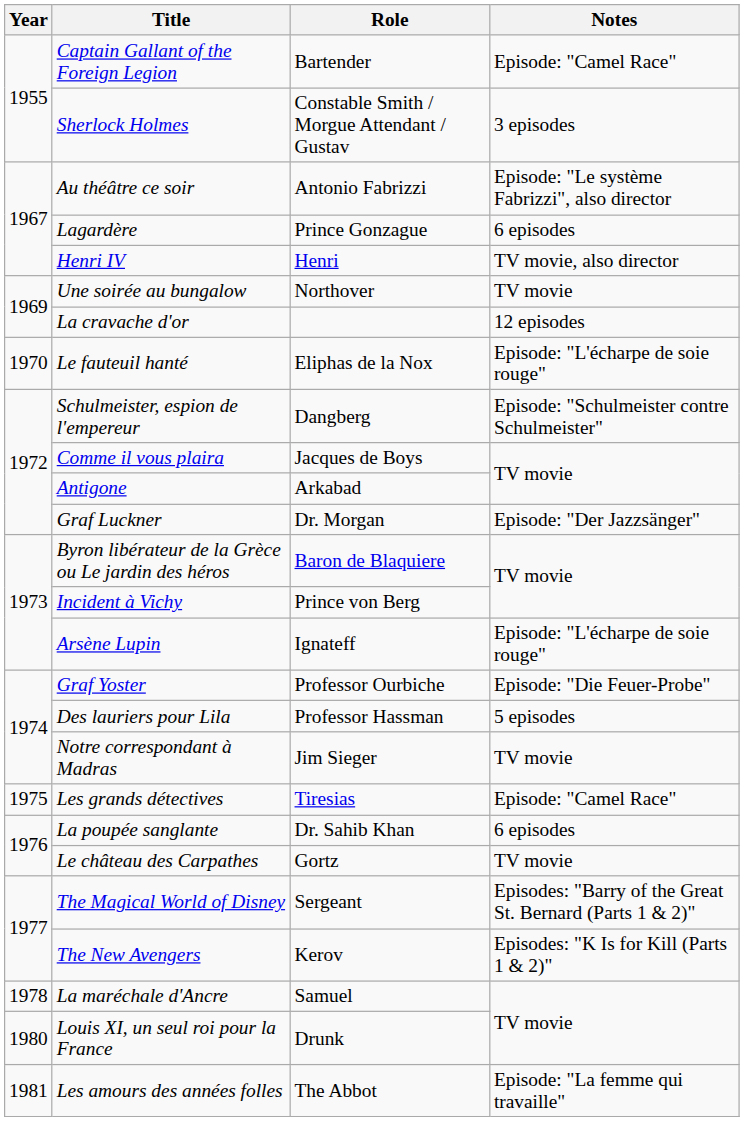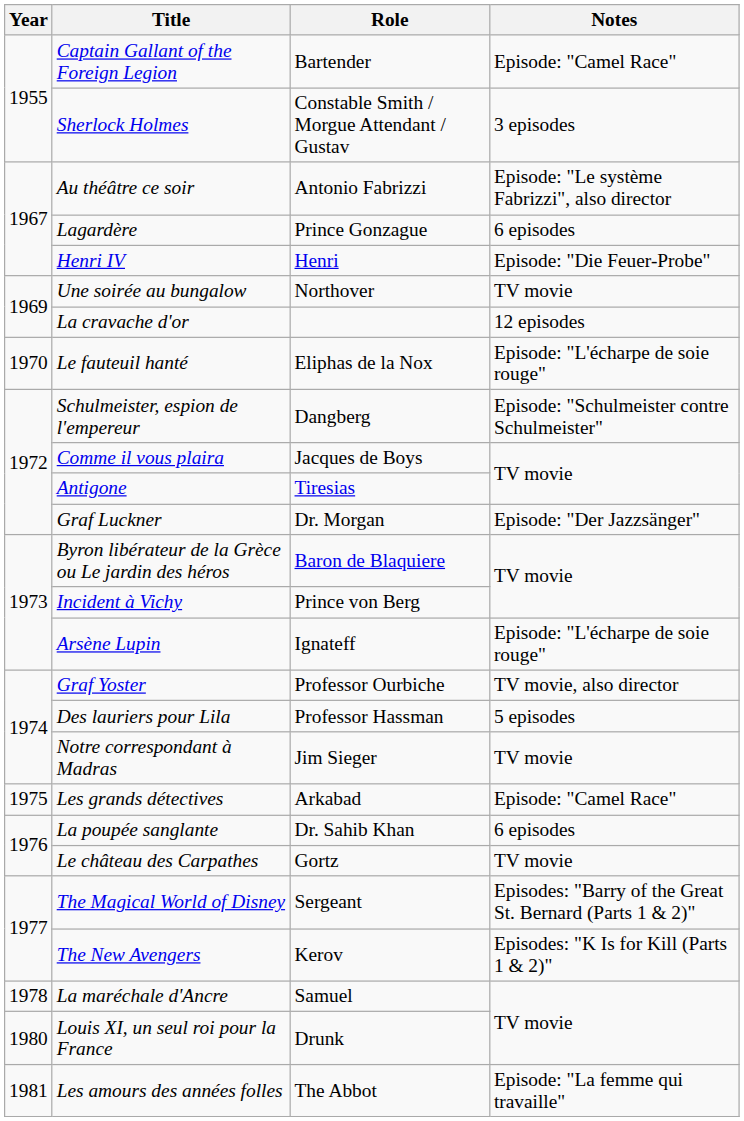(586, 260) TV movie, also director -> (602, 260) Episode: "Die Feuer-Probe"
(328, 488) Arkabad -> (325, 488) Tiresias
(602, 685) Episode: "Die Feuer-Probe" -> (586, 685) TV movie, also director
(325, 799) Tiresias -> (328, 799) Arkabad
